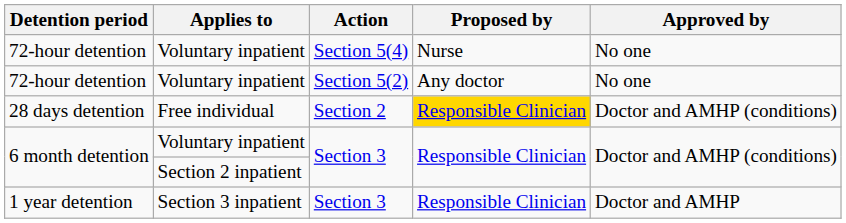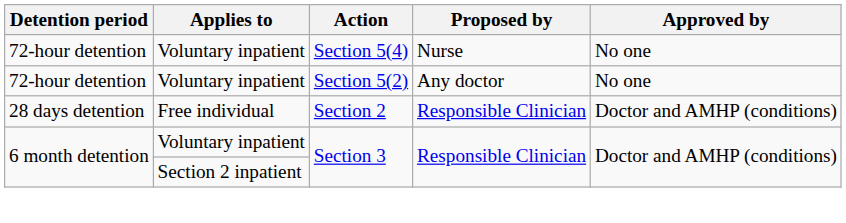(502, 111) gold background -> (502, 111) no background
- row: (71, 202)
